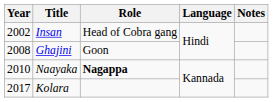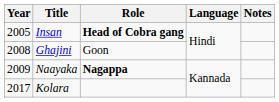(19, 32) 2002 -> (19, 32) 2005
(130, 32) normal -> (133, 32) bold
(19, 69) 2010 -> (19, 69) 2009
